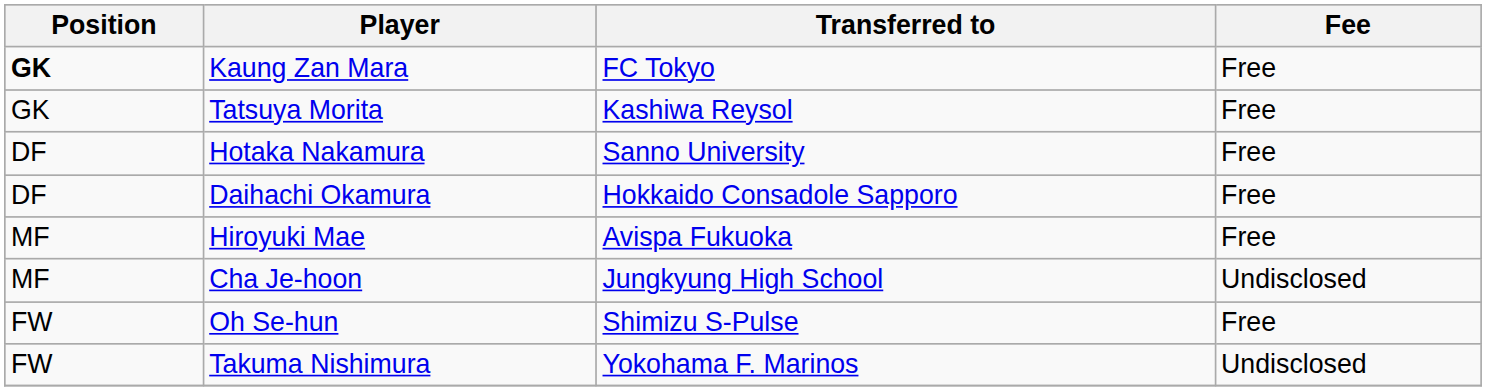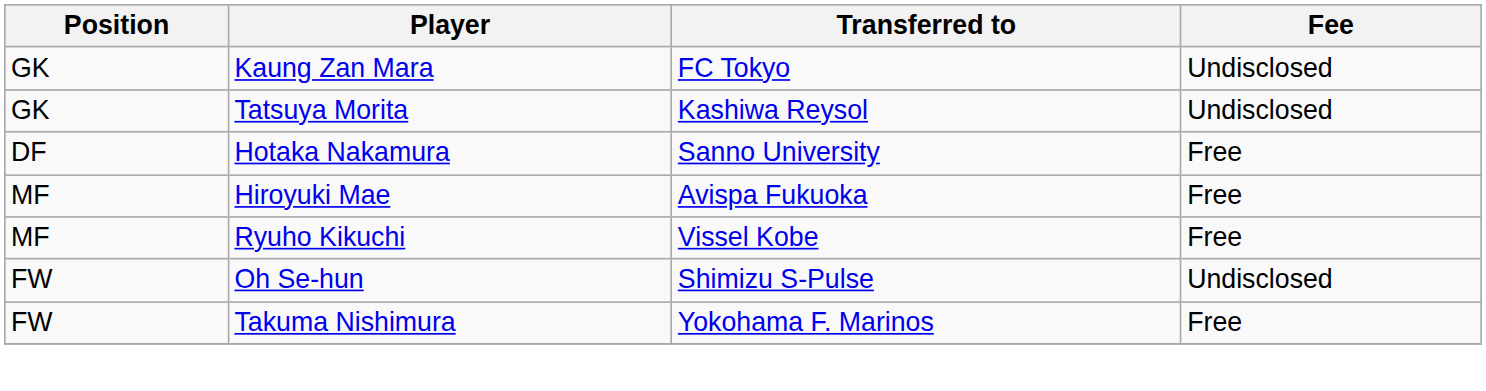(31, 68) bold -> (30, 68) normal
(1249, 68) Free -> (1260, 68) Undisclosed
(1249, 110) Free -> (1260, 110) Undisclosed
- row: (320, 195)
+ row: (320, 237)
- row: (286, 279)
(1249, 322) Free -> (1260, 279) Undisclosed
(1294, 364) Undisclosed -> (1215, 322) Free
